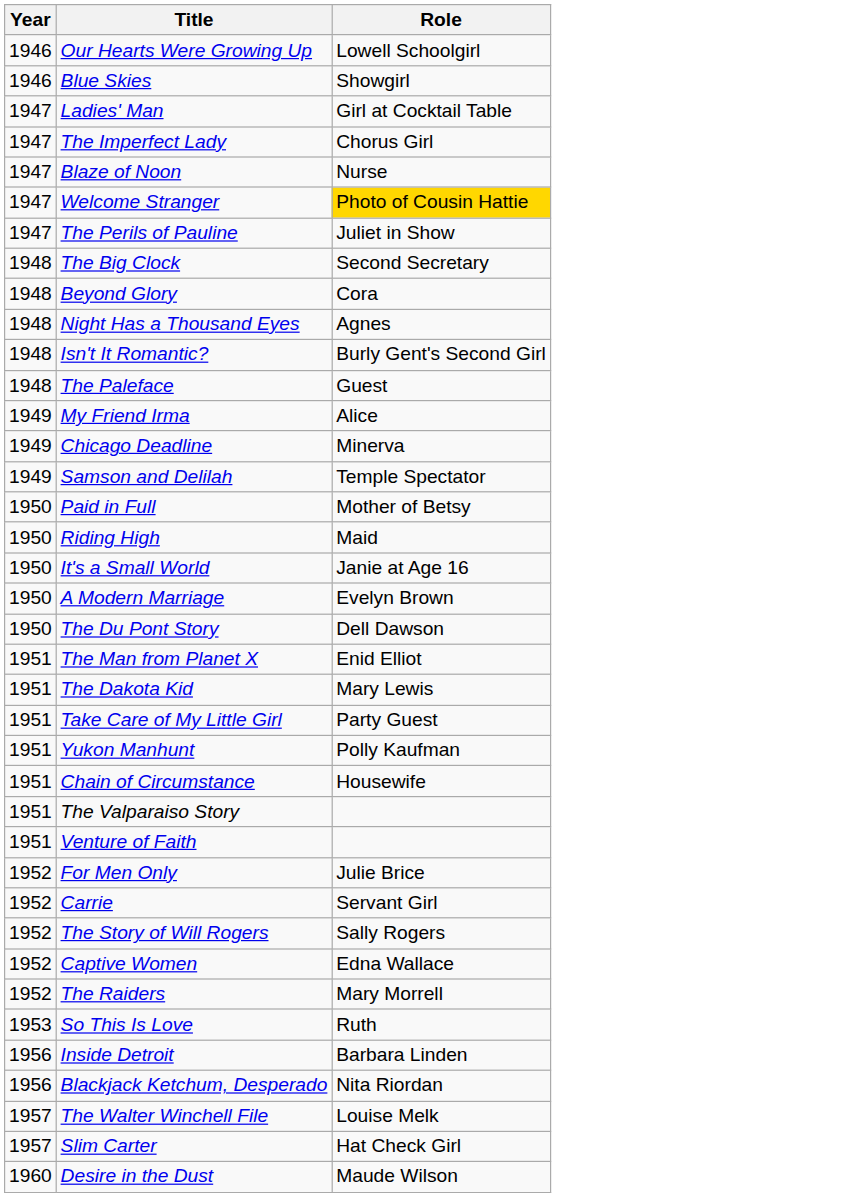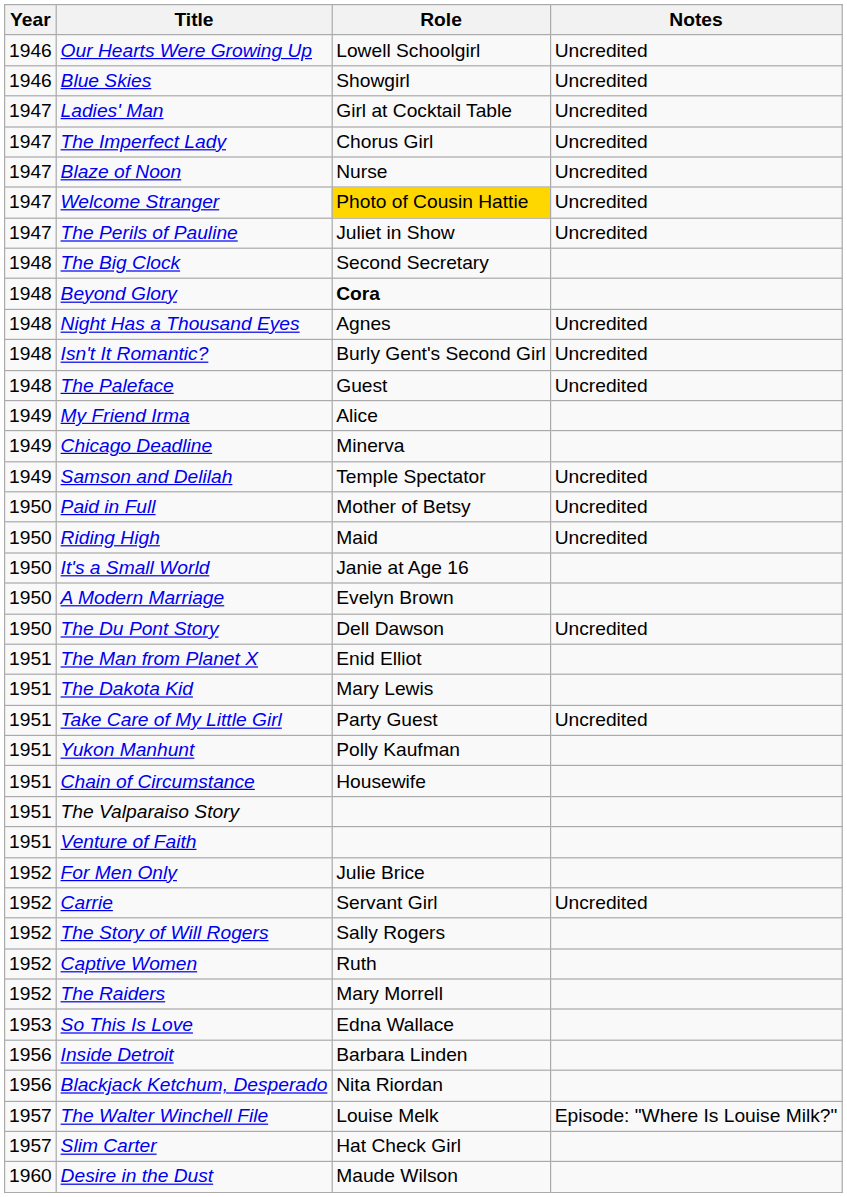+ column: (696, 19)
(357, 293) normal -> (358, 293) bold
(395, 963) Edna Wallace -> (357, 963) Ruth
(357, 1024) Ruth -> (395, 1024) Edna Wallace
